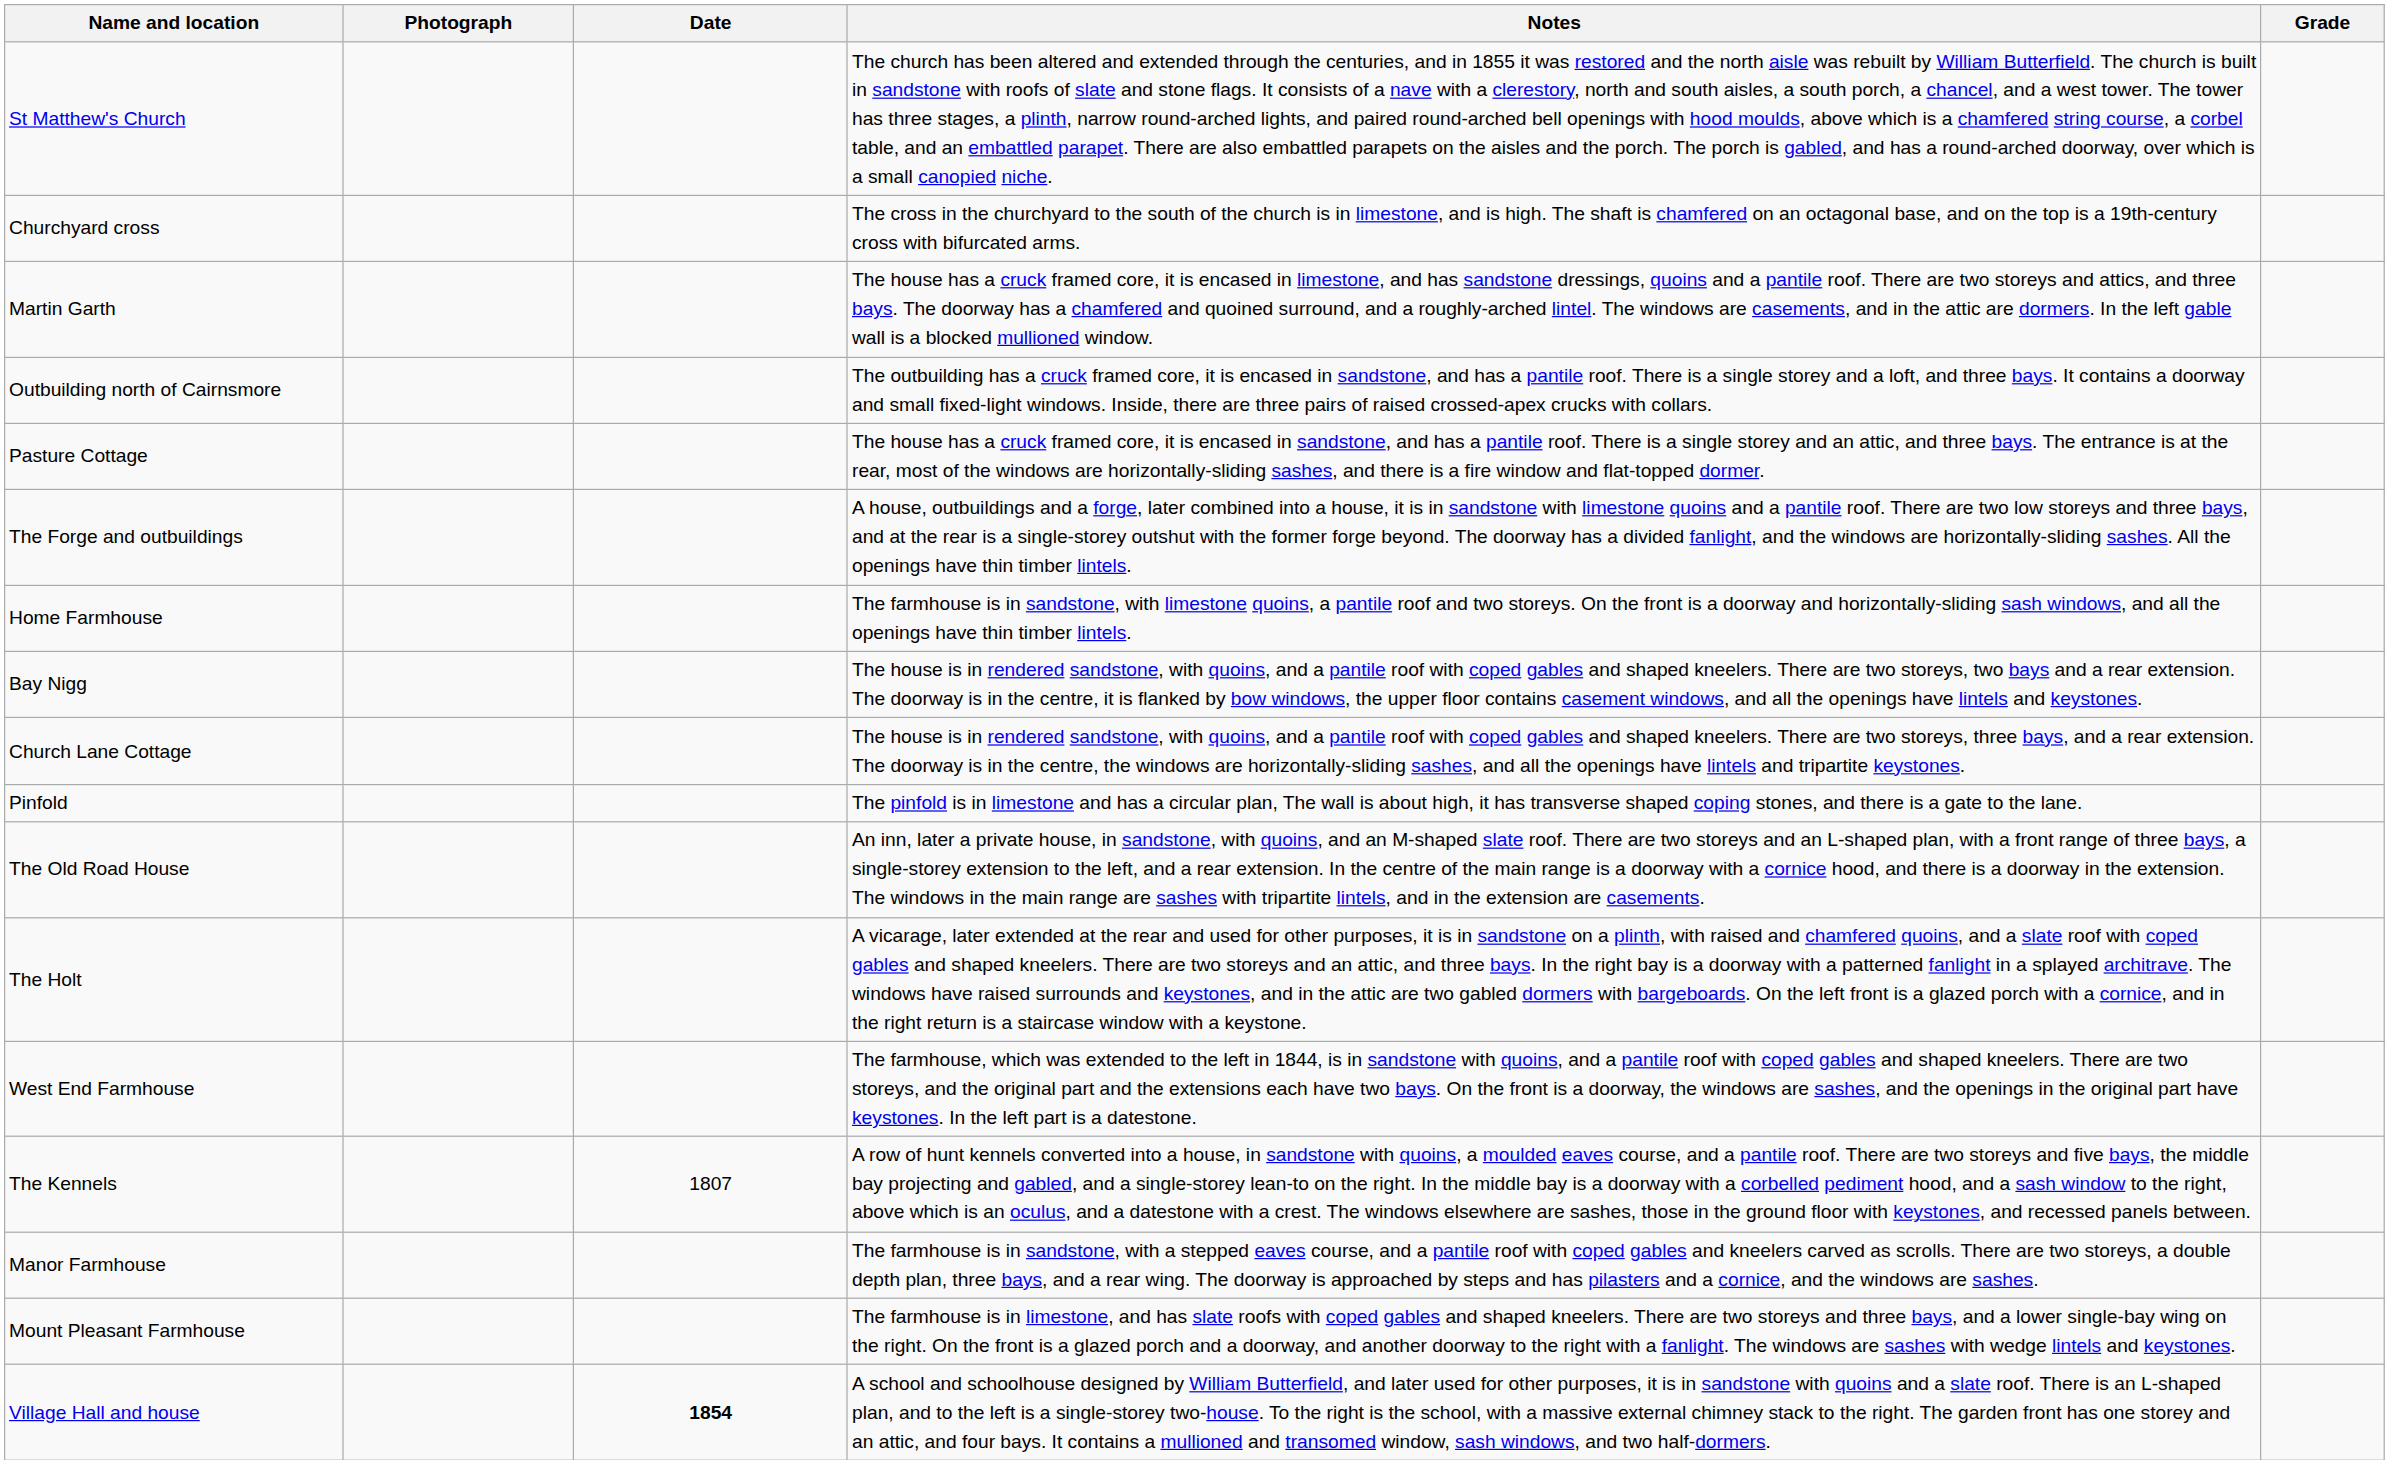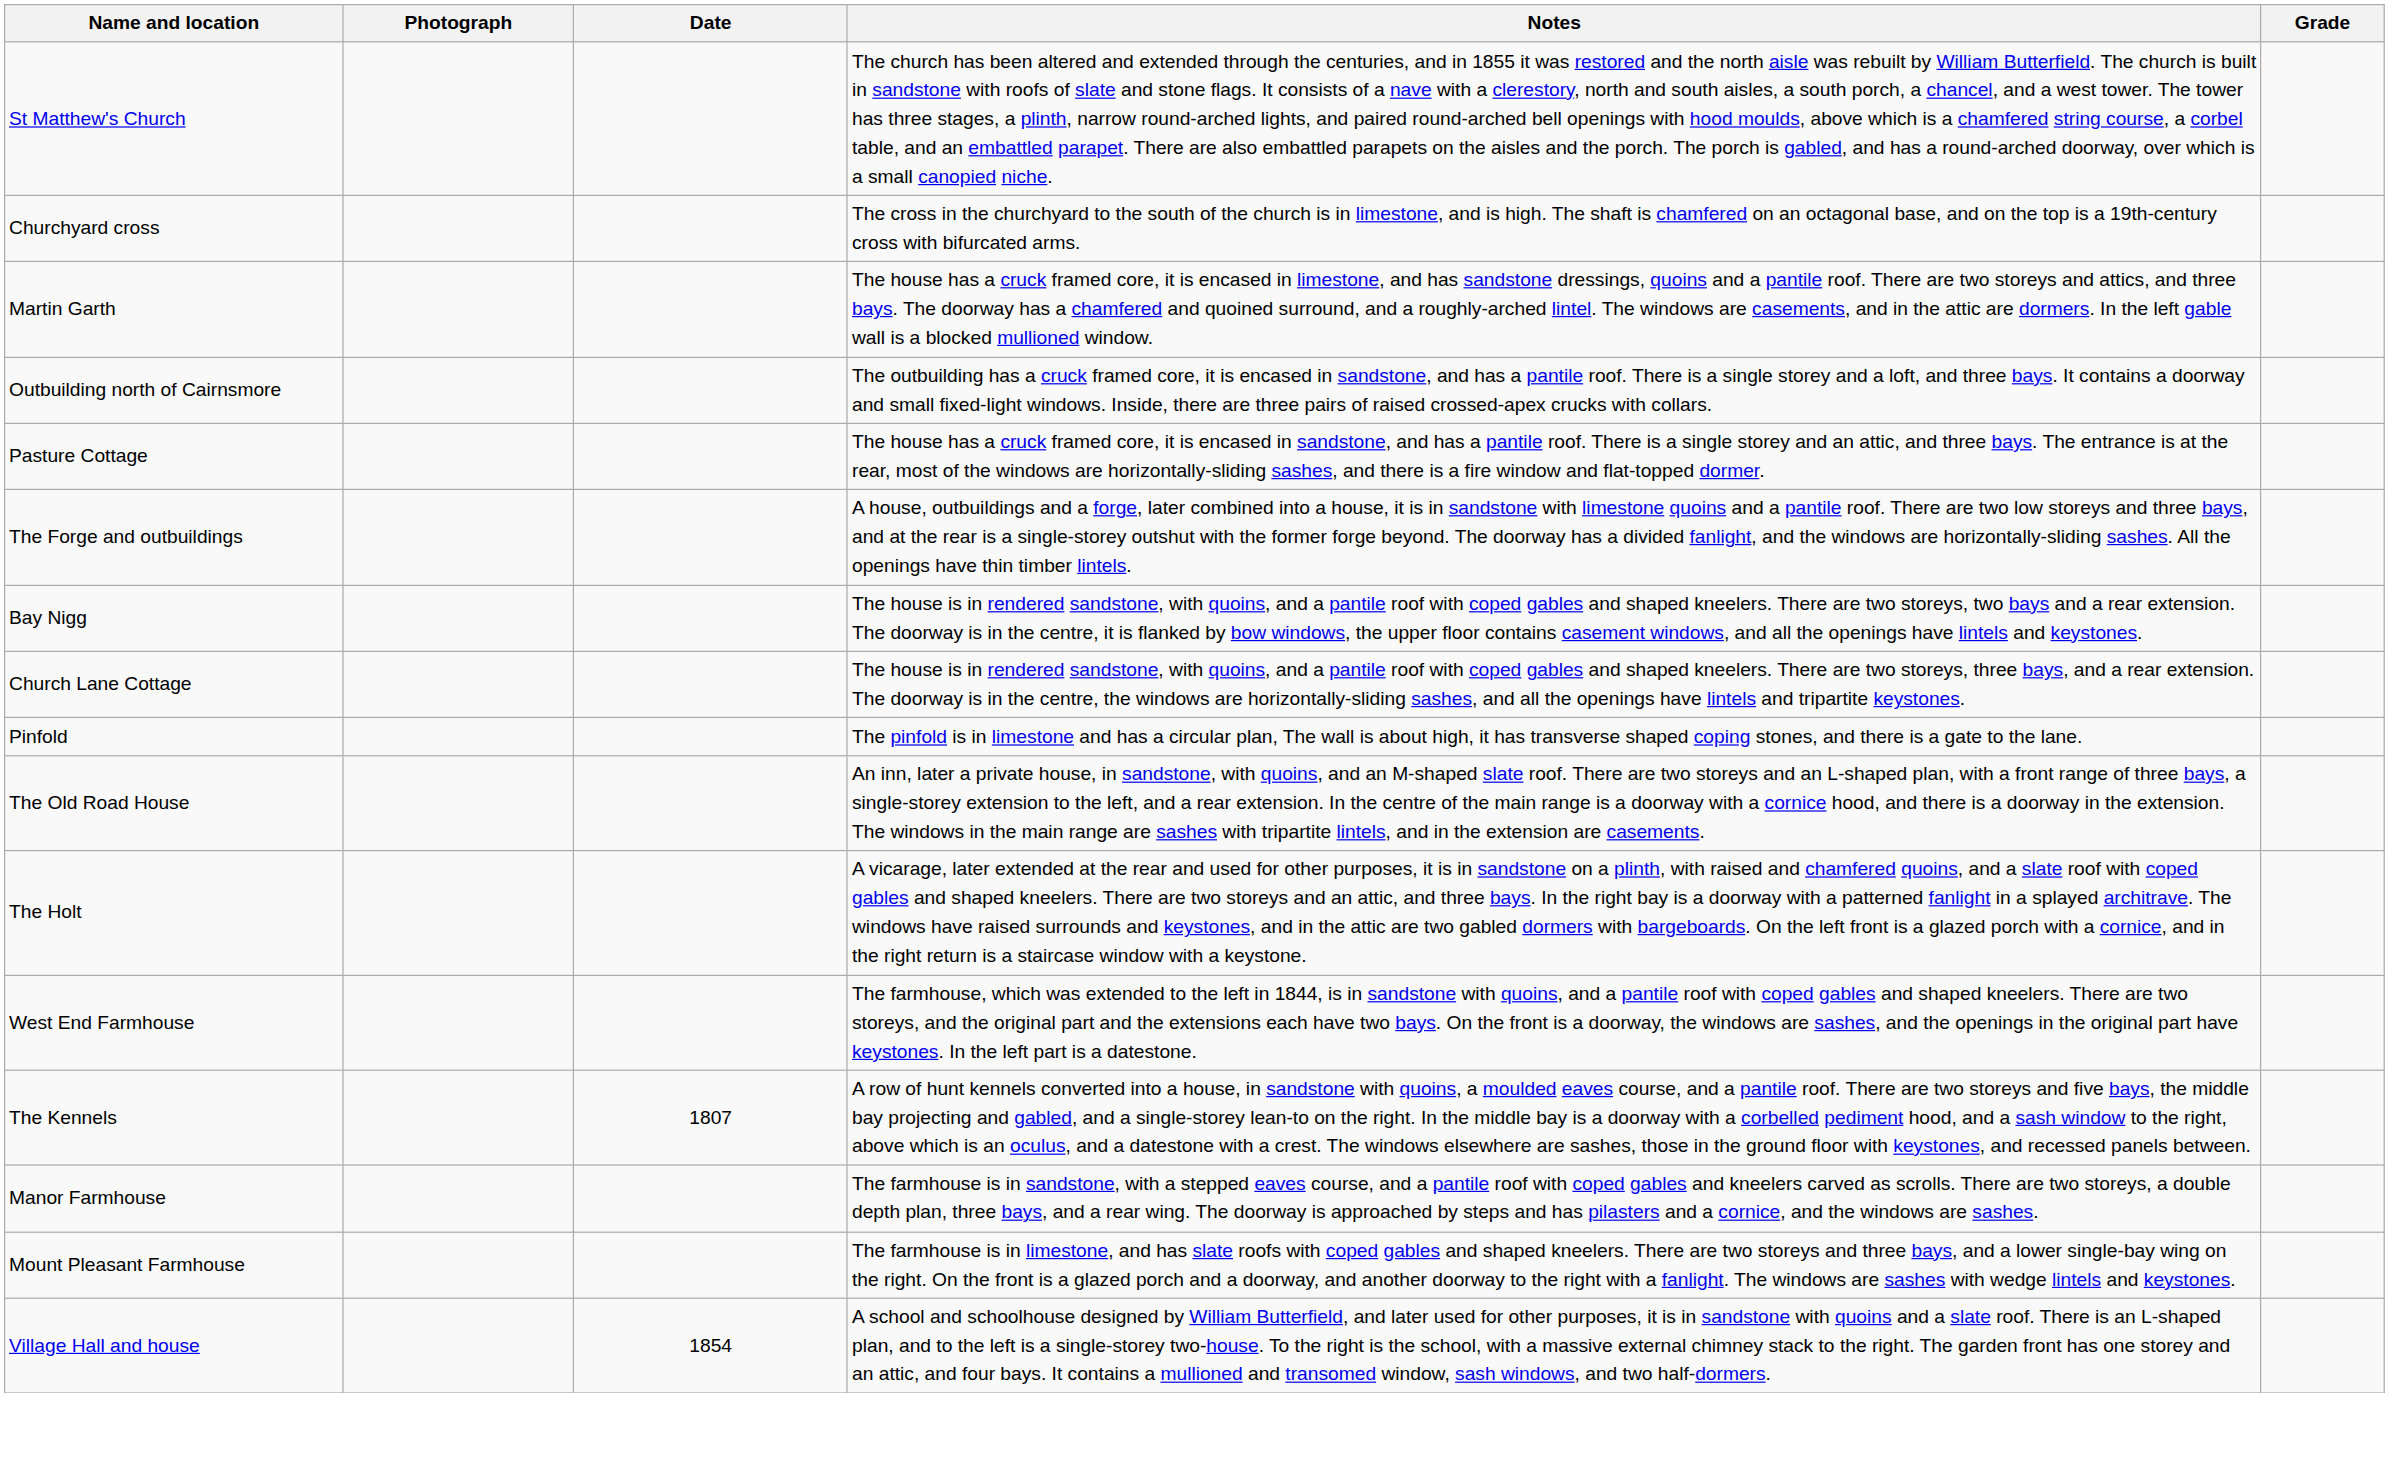- row: (86, 618)
(711, 1412) bold -> (711, 1345) normal
